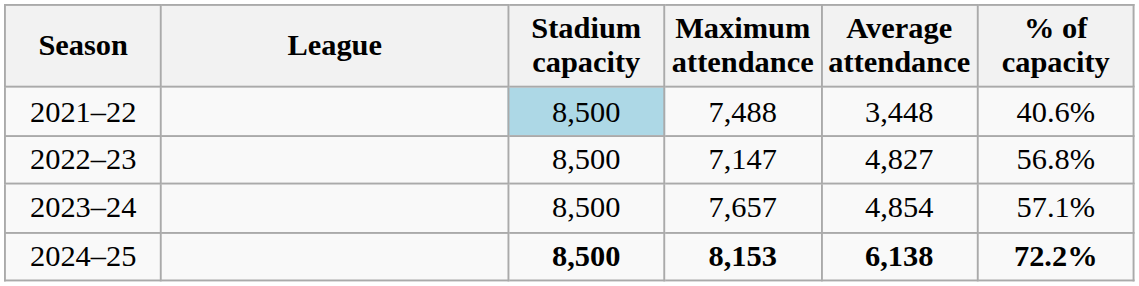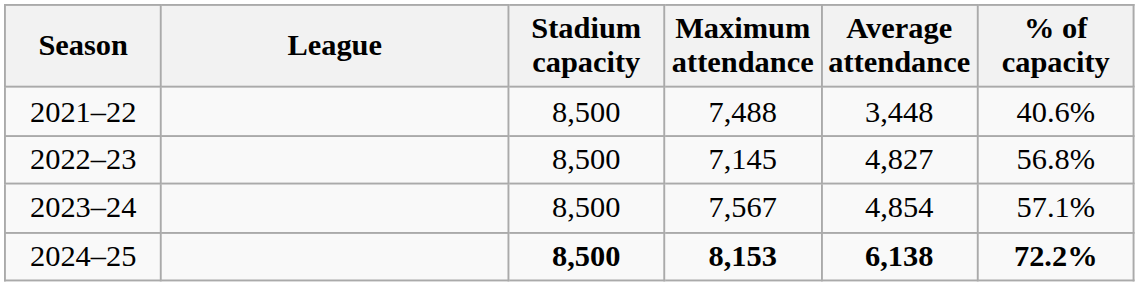(586, 111) lightblue background -> (586, 111) no background
(743, 159) 7,147 -> (743, 159) 7,145
(743, 207) 7,657 -> (743, 207) 7,567
